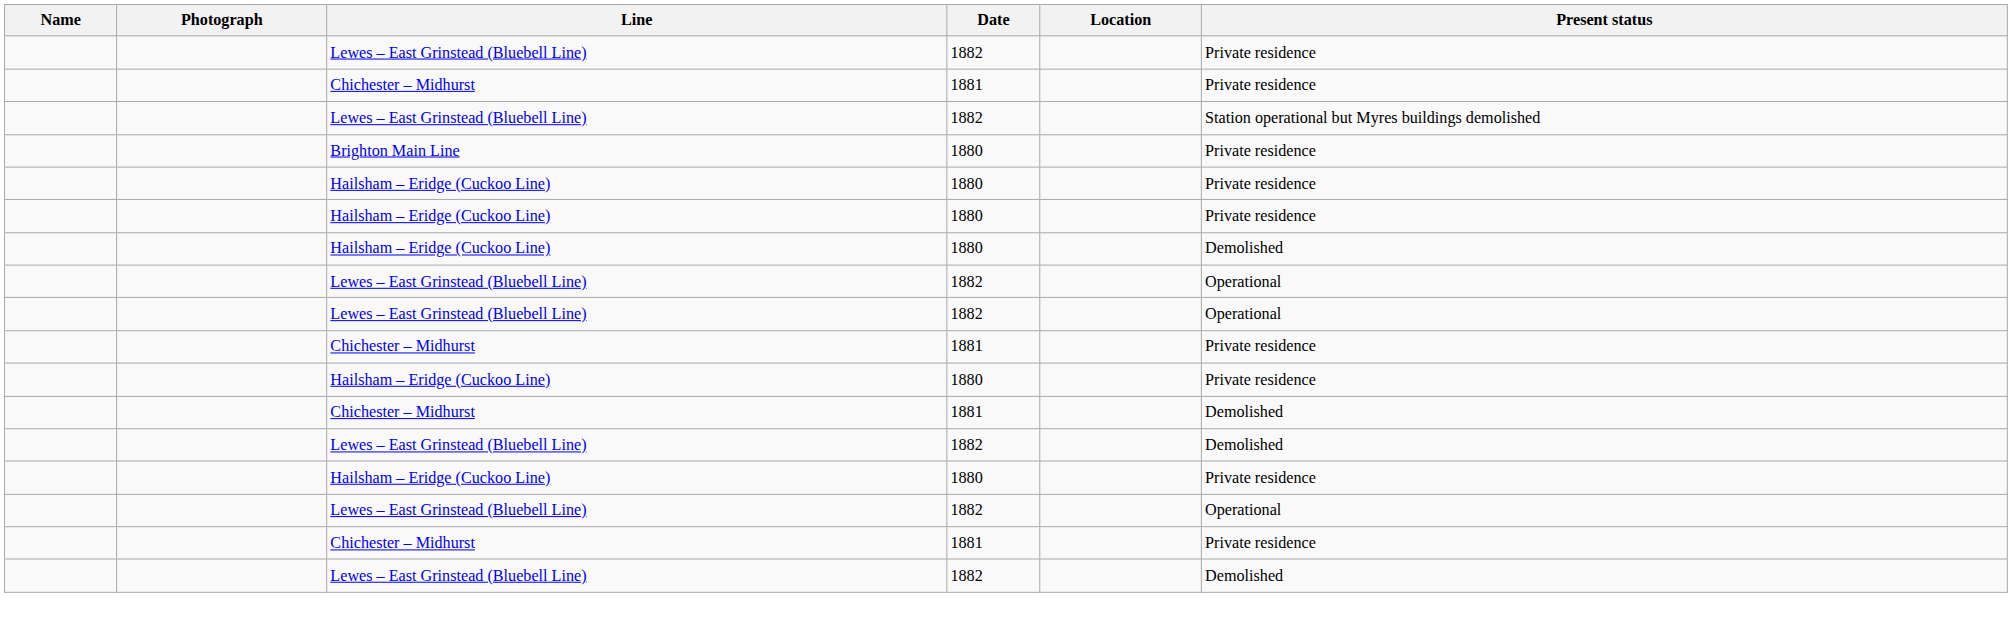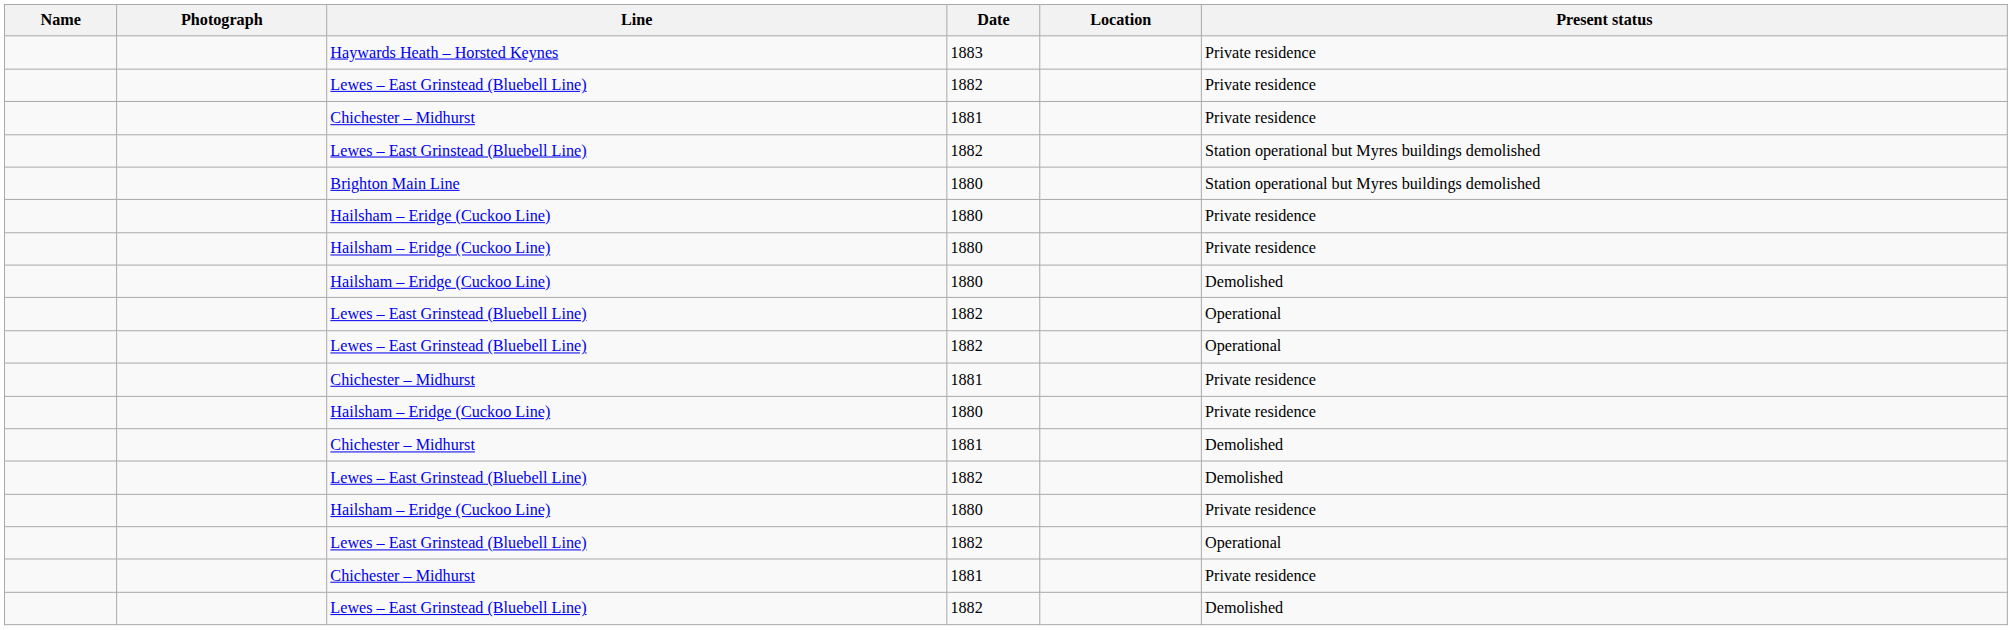+ row: (444, 52)
(1260, 150) Private residence -> (1373, 183) Station operational but Myres buildings demolished
